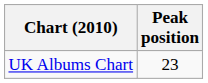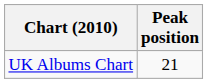(170, 64) 23 -> (170, 64) 21
